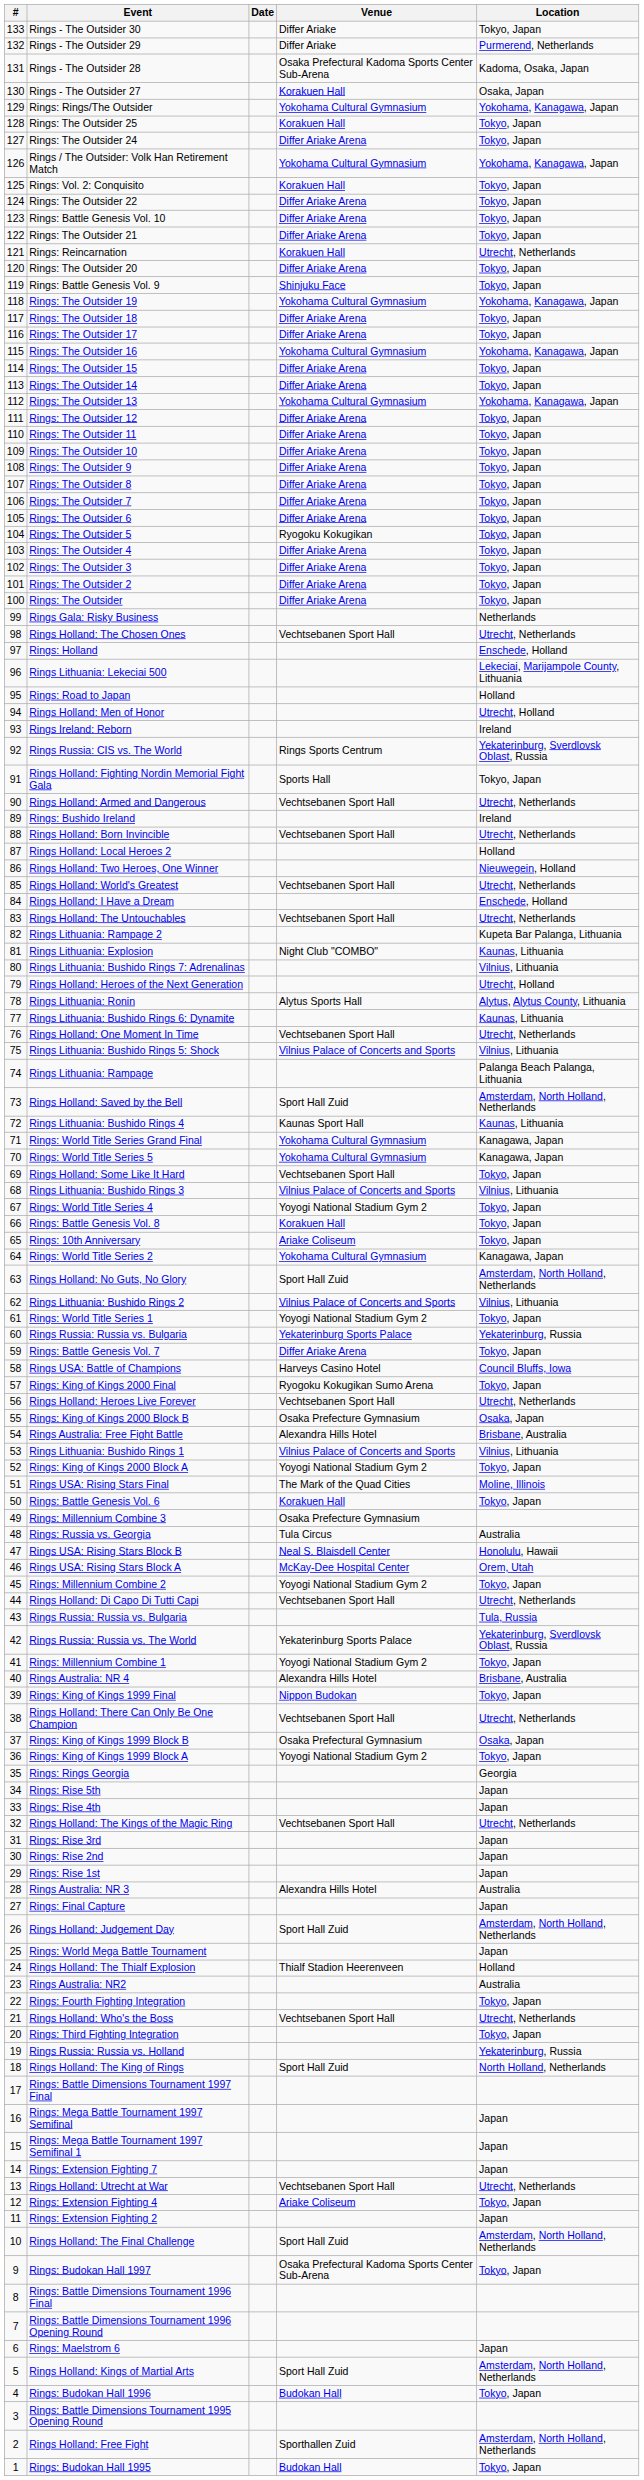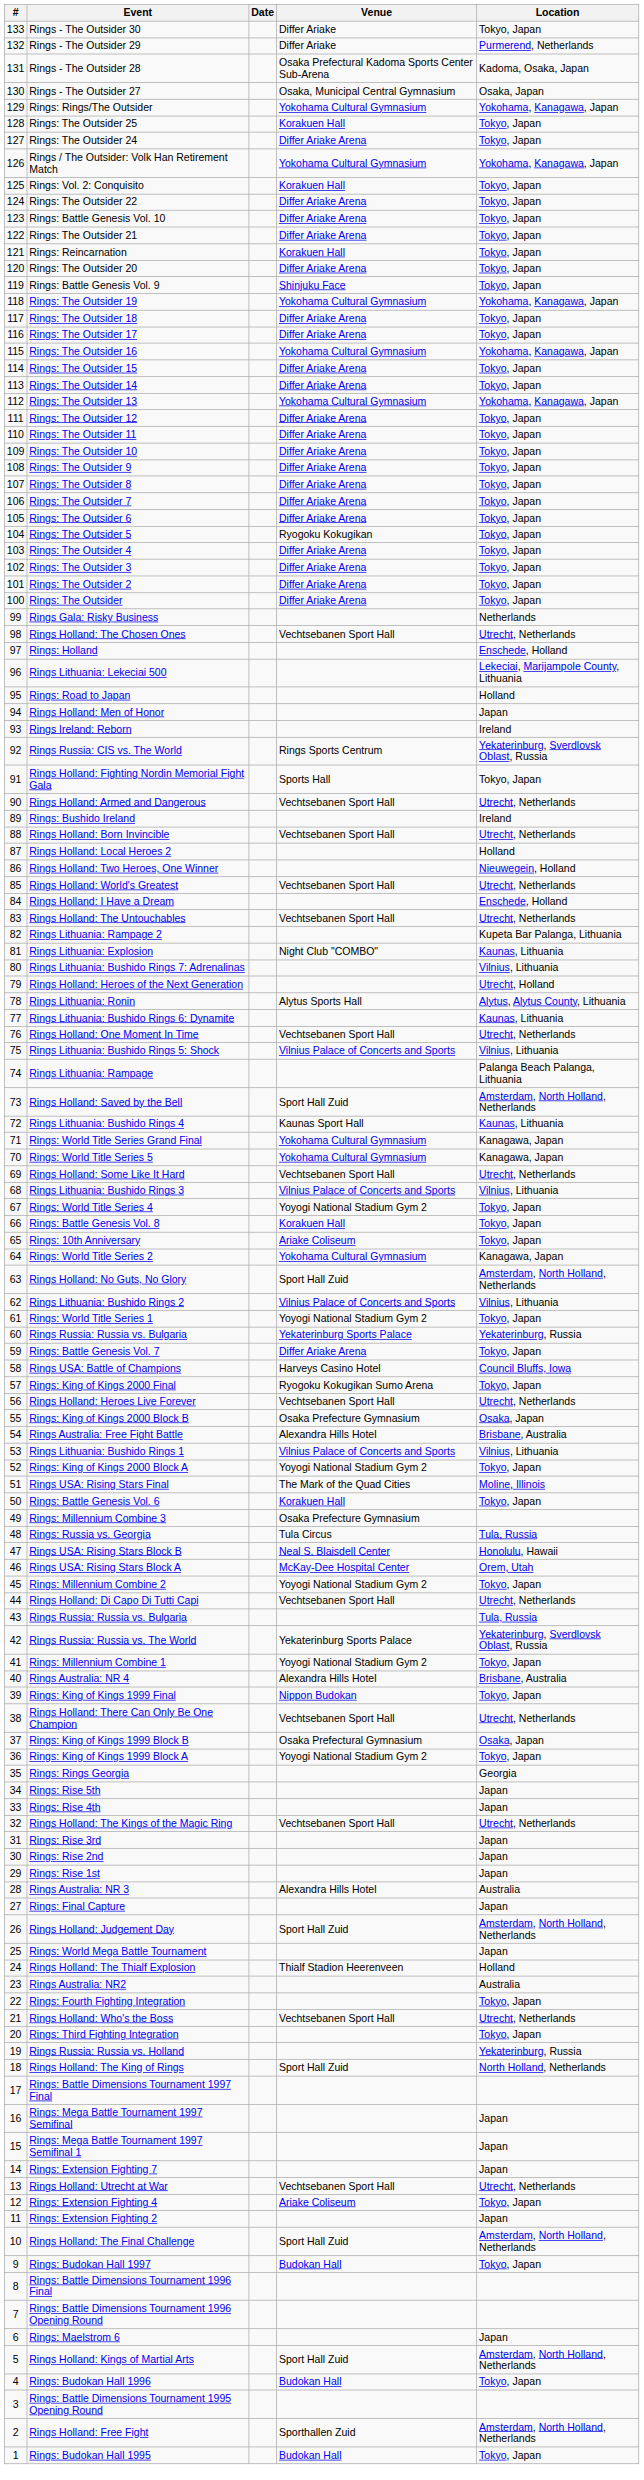(312, 91) Korakuen Hall -> (367, 91) Osaka, Municipal Central Gymnasium
(527, 252) Utrecht, Netherlands -> (510, 252) Tokyo, Japan
(517, 712) Utrecht, Holland -> (493, 712) Japan
(510, 1174) Tokyo, Japan -> (527, 1174) Utrecht, Netherlands
(500, 1535) Australia -> (508, 1535) Tula, Russia
(376, 2270) Osaka Prefectural Kadoma Sports Center Sub-Arena -> (310, 2264) Budokan Hall
